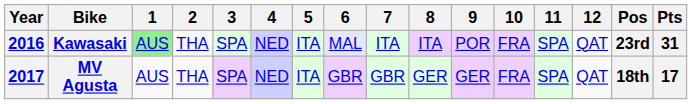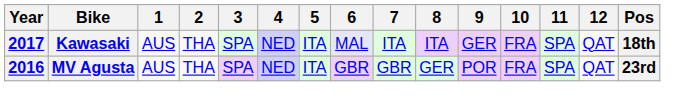- column: (670, 18)
(26, 43) 2016 -> (26, 43) 2017
(152, 43) lightgreen background -> (159, 43) no background
(473, 43) POR -> (479, 43) GER
(633, 43) 23rd -> (639, 43) 18th
(26, 78) 2017 -> (26, 69) 2016
(473, 78) GER -> (479, 69) POR
(633, 78) 18th -> (639, 69) 23rd
